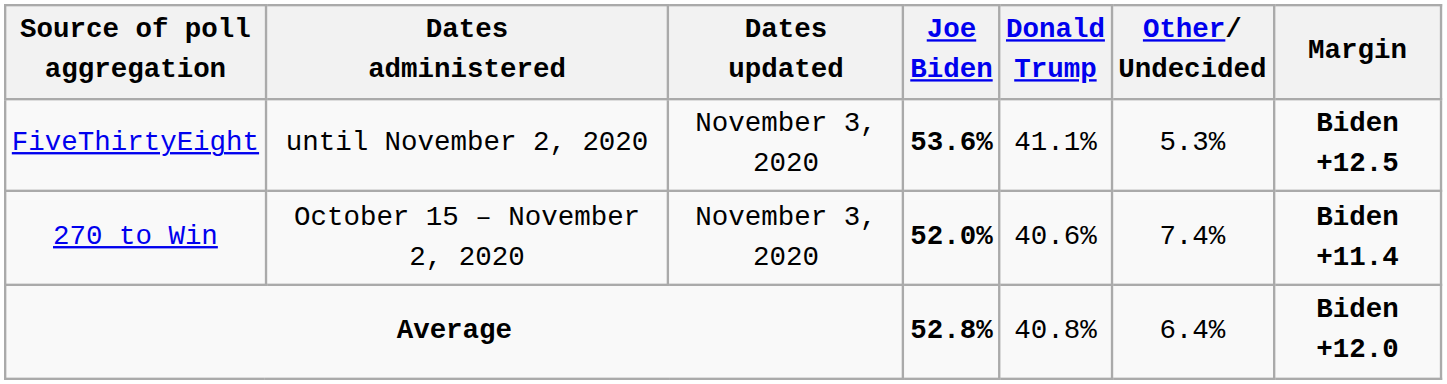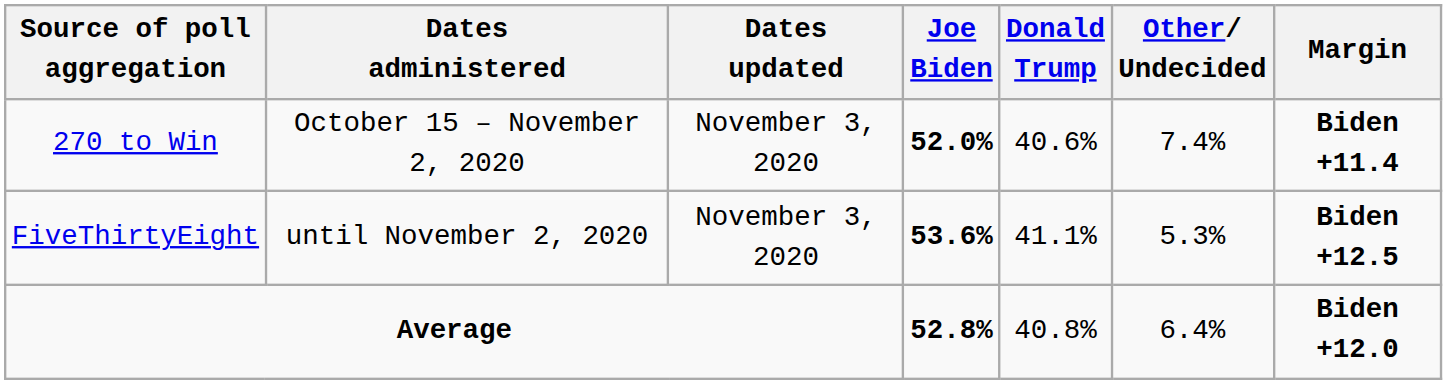rows swapped: (135, 237) <-> (135, 143)
